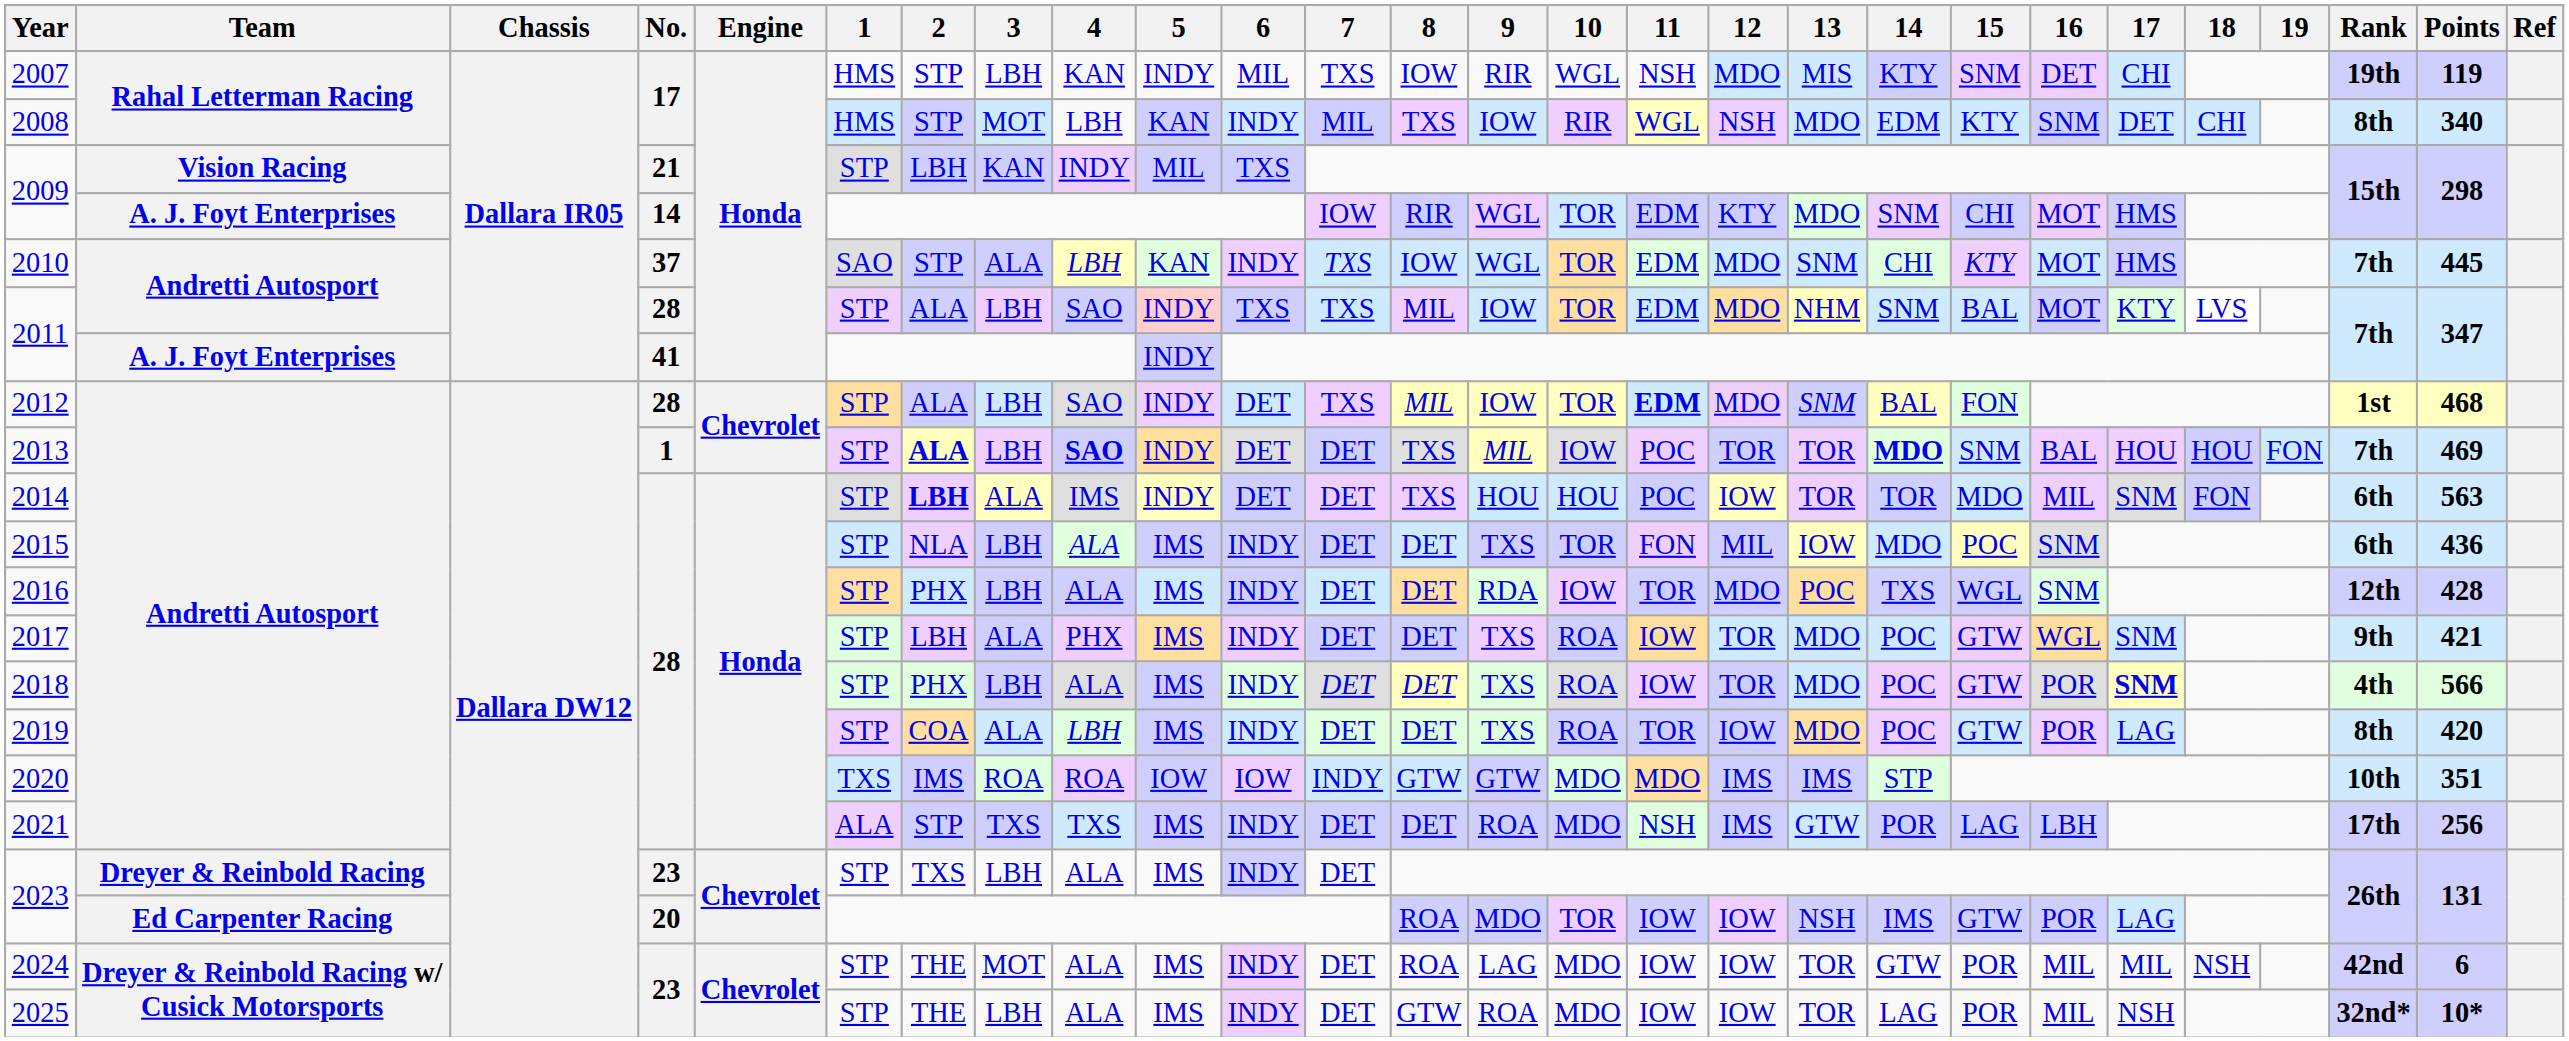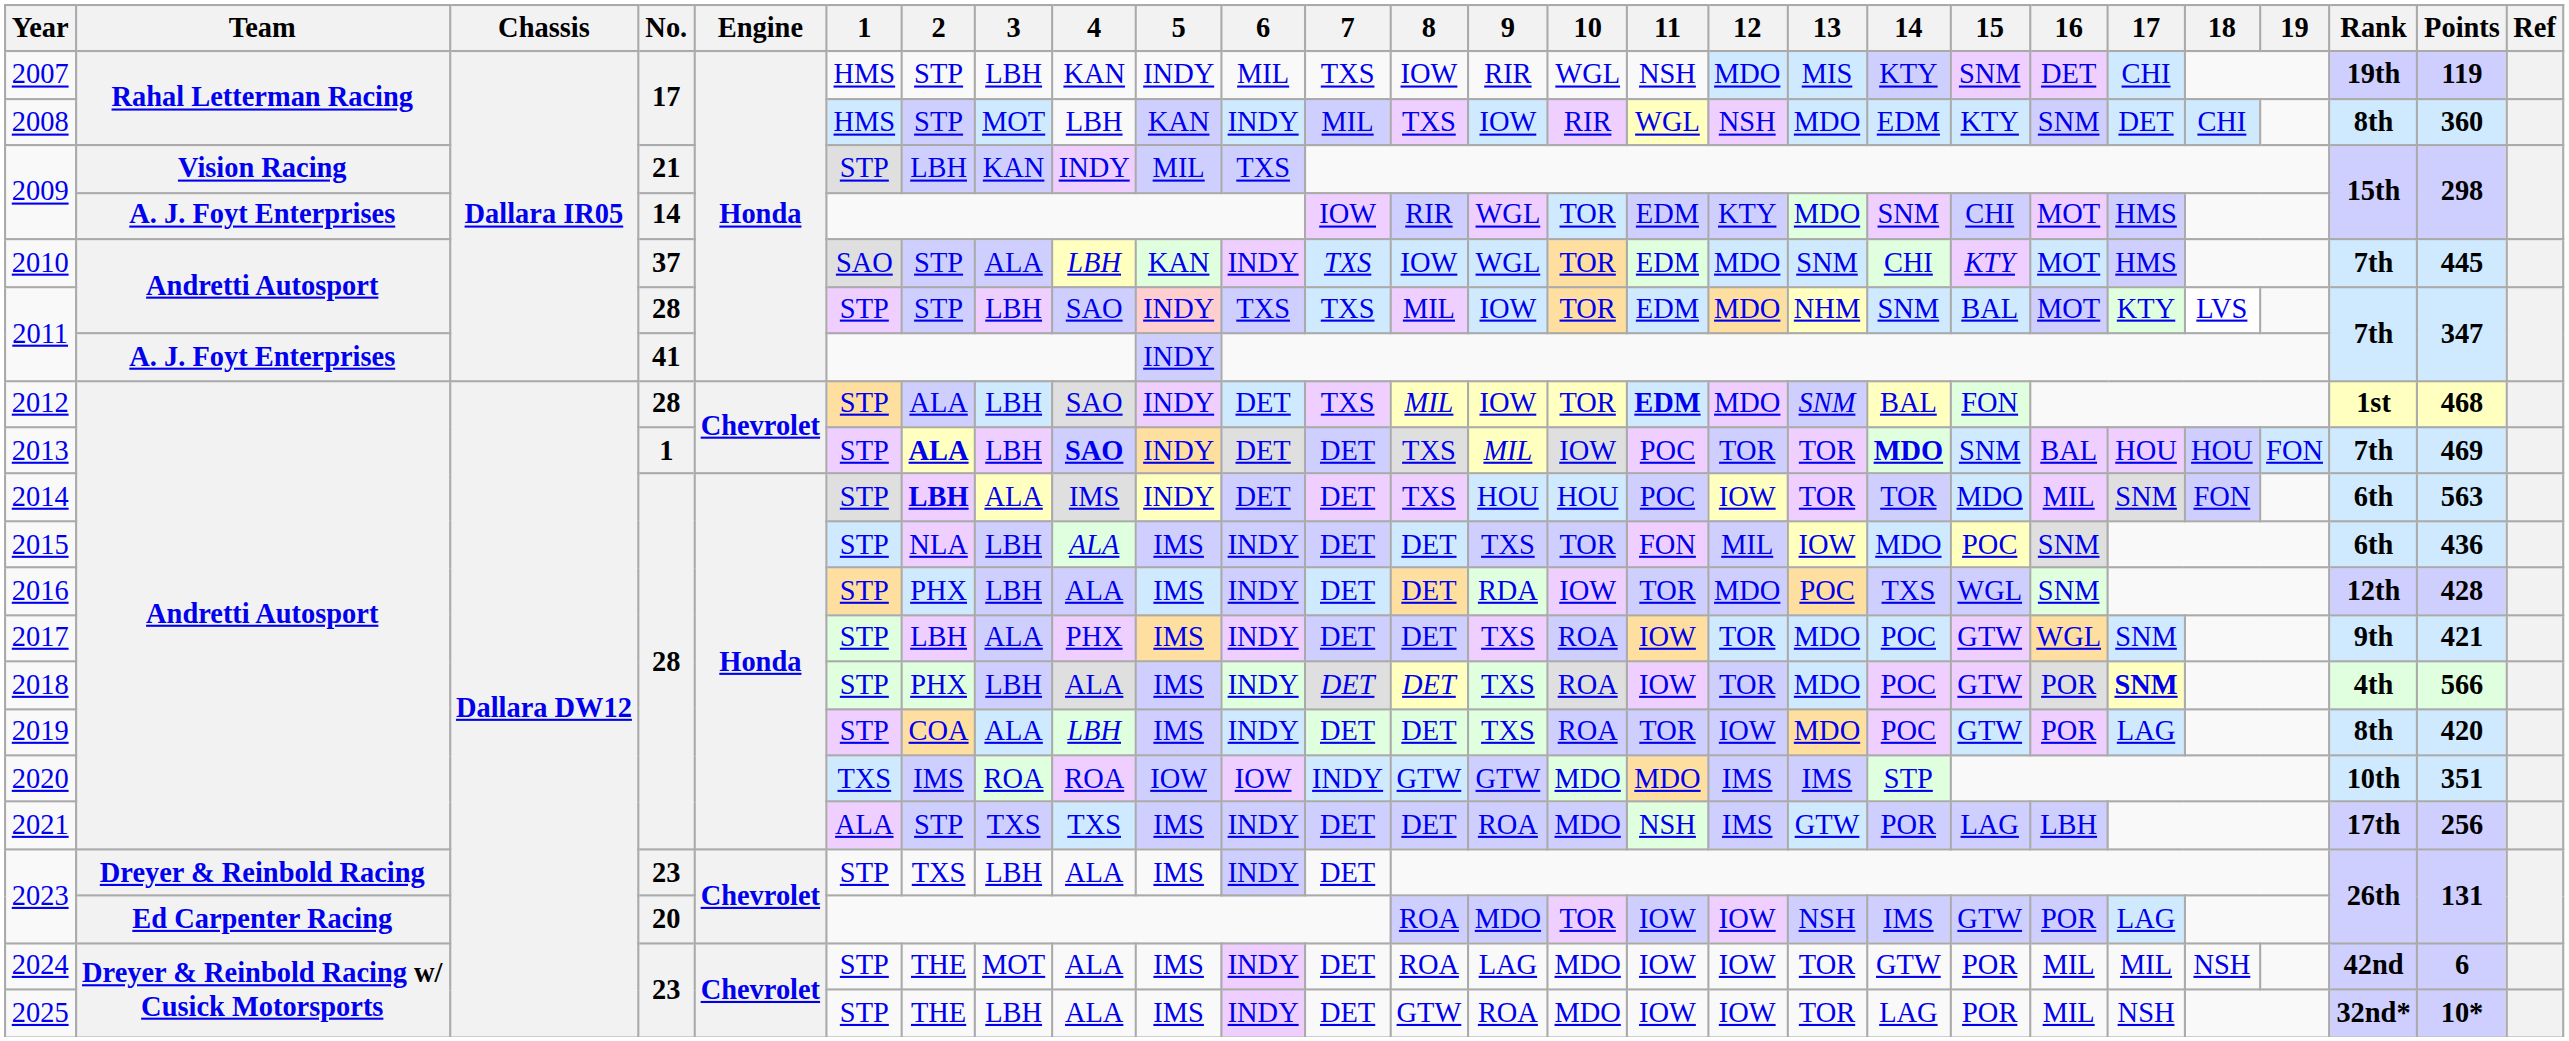(2462, 121) 340 -> (2462, 121) 360
(939, 308) ALA -> (939, 308) STP
